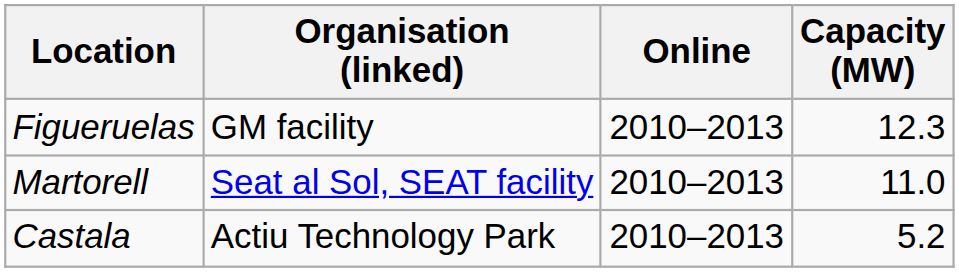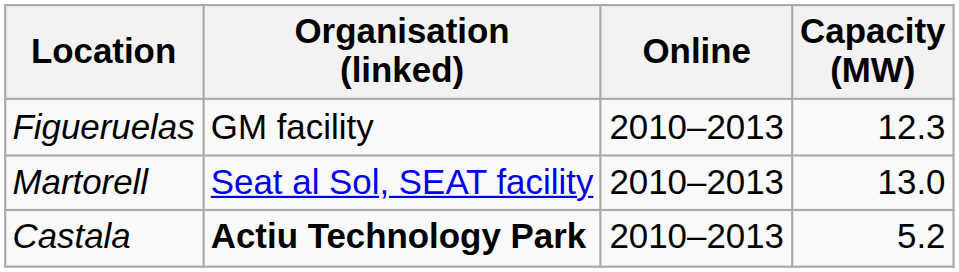(913, 182) 11.0 -> (912, 182) 13.0
(383, 237) normal -> (398, 237) bold
